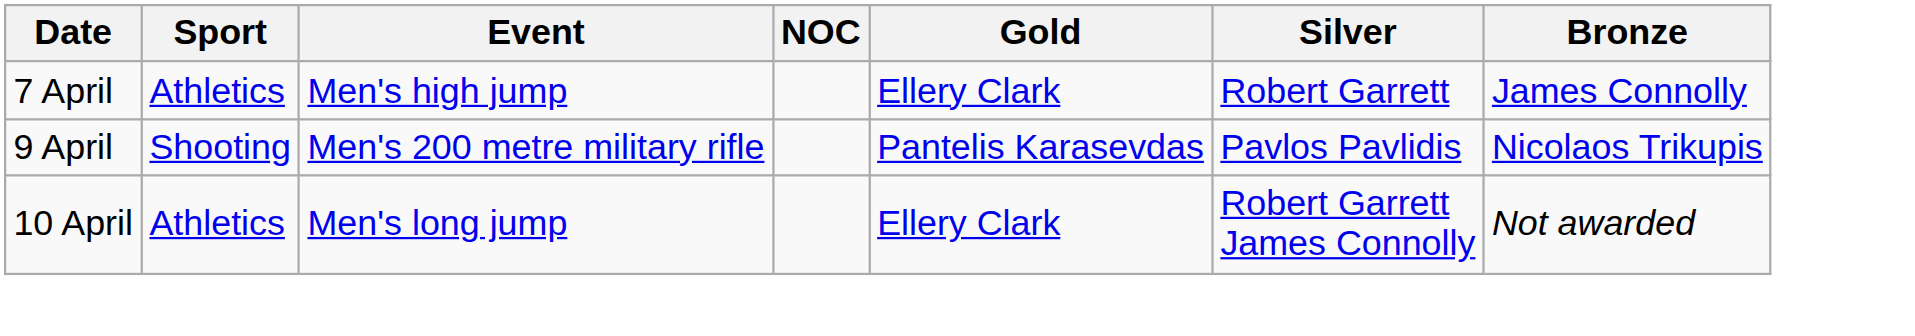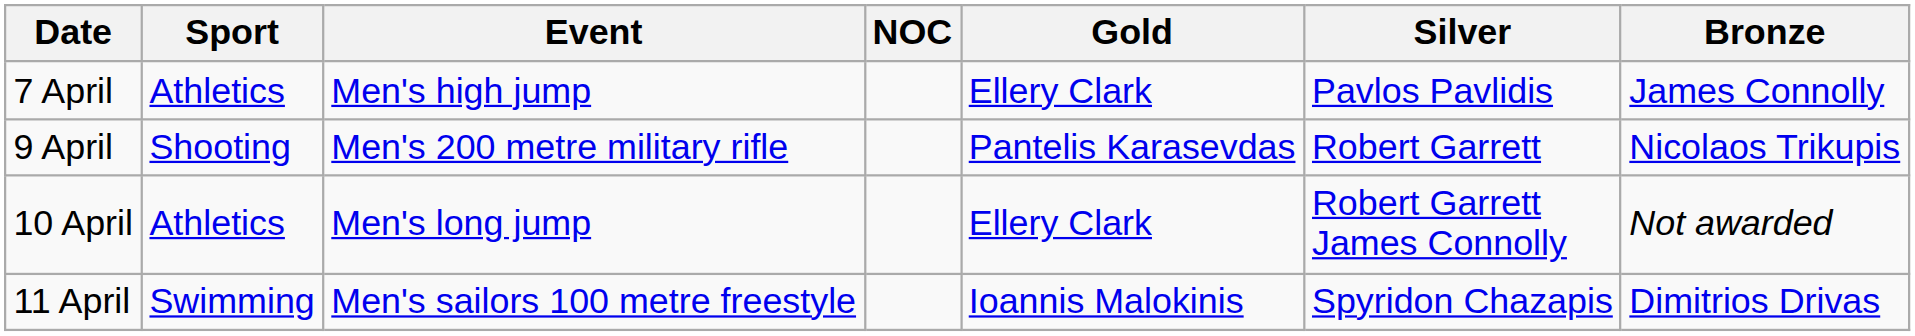(1335, 89) Robert Garrett -> (1433, 89) Pavlos Pavlidis
(1341, 146) Pavlos Pavlidis -> (1427, 146) Robert Garrett
+ row: (72, 300)
